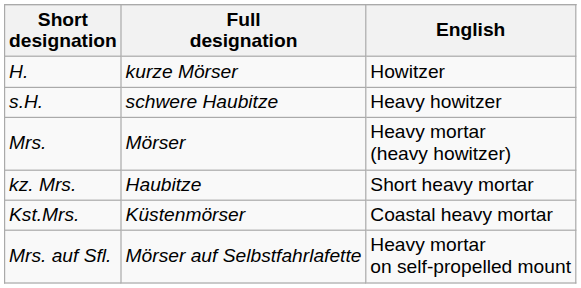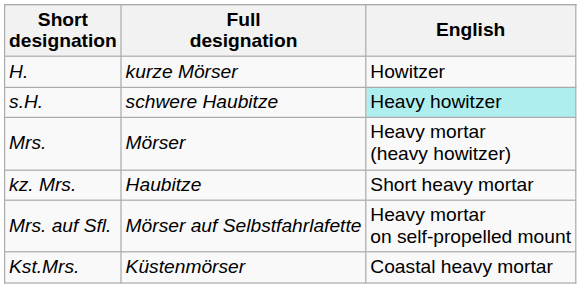(436, 102) no background -> (436, 102) paleturquoise background
rows swapped: (60, 256) <-> (44, 215)
